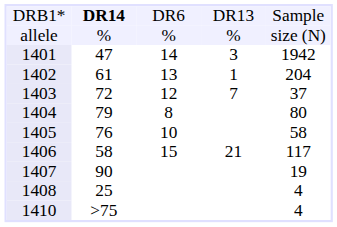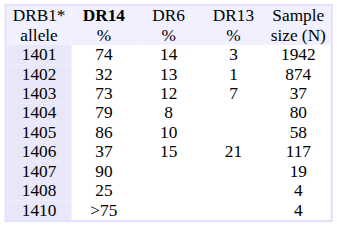(104, 54) 47 -> (104, 54) 74
(104, 74) 61 -> (104, 74) 32
(298, 74) 204 -> (298, 74) 874
(104, 93) 72 -> (104, 93) 73
(104, 132) 76 -> (104, 132) 86
(104, 151) 58 -> (104, 151) 37
